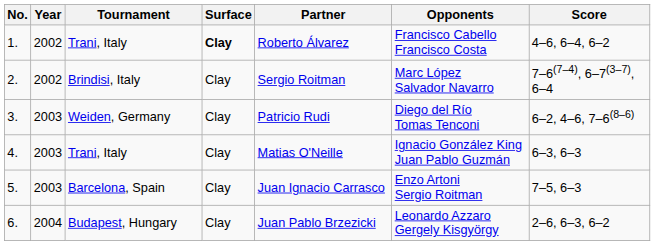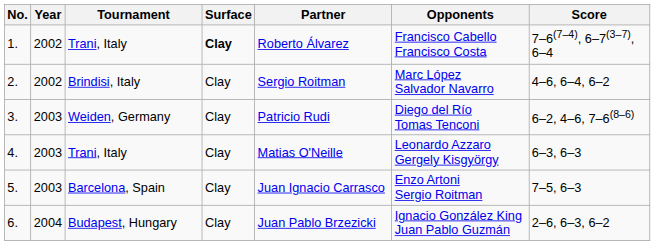(571, 42) 4–6, 6–4, 6–2 -> (583, 44) 7–6(7–4), 6–7(3–7), 6–4
(583, 79) 7–6(7–4), 6–7(3–7), 6–4 -> (571, 81) 4–6, 6–4, 6–2
(458, 152) Ignacio González King Juan Pablo Guzmán -> (447, 152) Leonardo Azzaro Gergely Kisgyörgy
(447, 222) Leonardo Azzaro Gergely Kisgyörgy -> (458, 222) Ignacio González King Juan Pablo Guzmán
